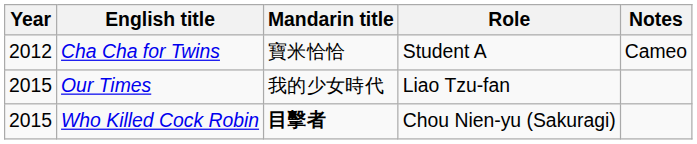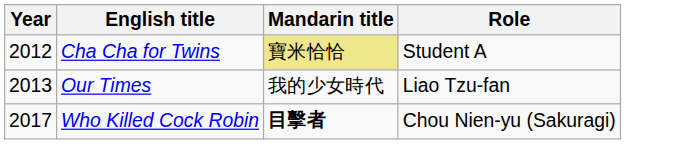- column: (656, 19)
(307, 51) no background -> (307, 51) khaki background
(31, 86) 2015 -> (31, 86) 2013
(31, 121) 2015 -> (31, 121) 2017
